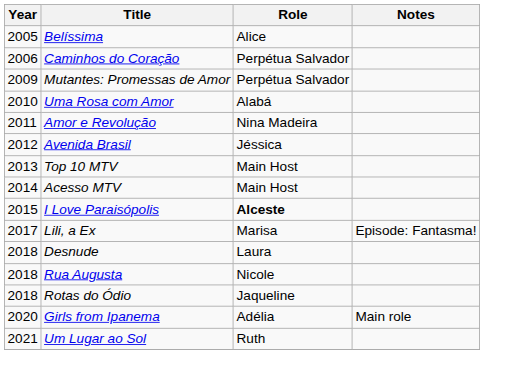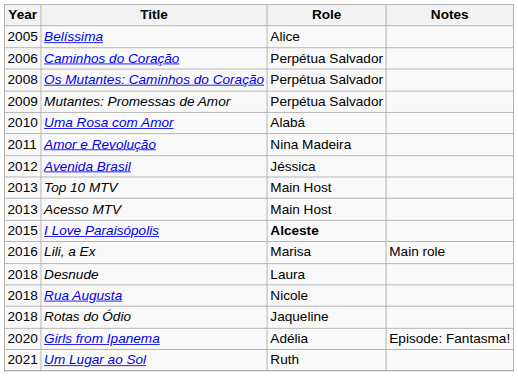+ row: (154, 79)
(23, 187) 2014 -> (23, 209) 2013
(23, 230) 2017 -> (23, 252) 2016
(416, 230) Episode: Fantasma! -> (417, 252) Main role
(383, 317) Main role -> (450, 338) Episode: Fantasma!
